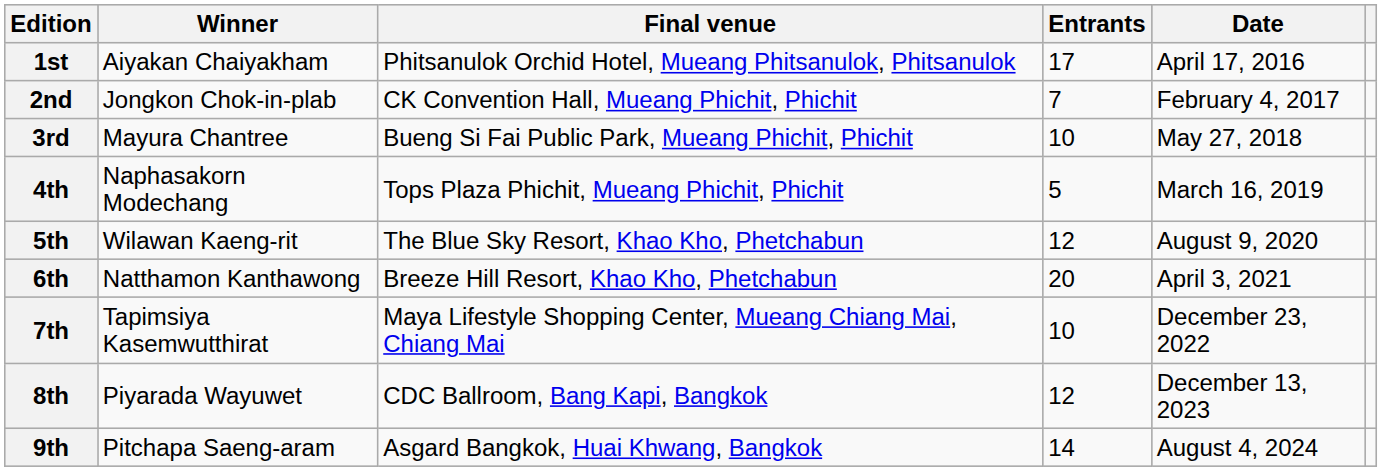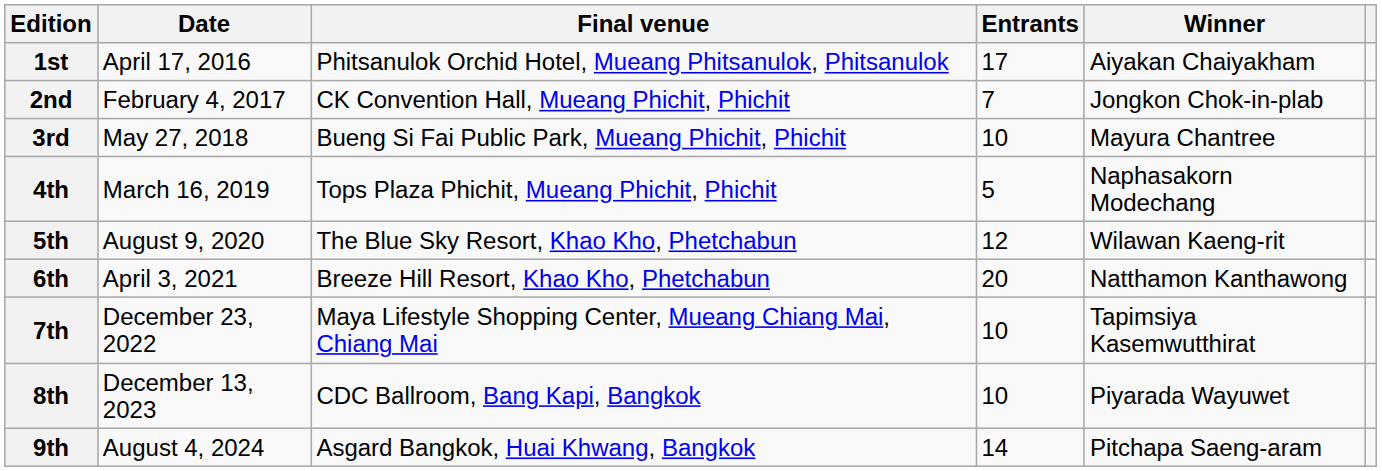columns swapped: (1258, 24) <-> (237, 24)
(1062, 395) 12 -> (995, 395) 10
